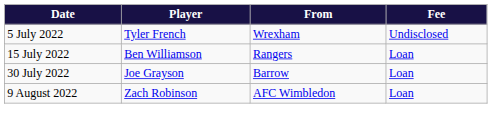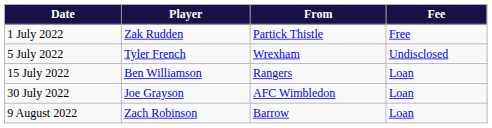+ row: (35, 34)
(271, 73) Barrow -> (294, 93) AFC Wimbledon
(294, 93) AFC Wimbledon -> (271, 113) Barrow
